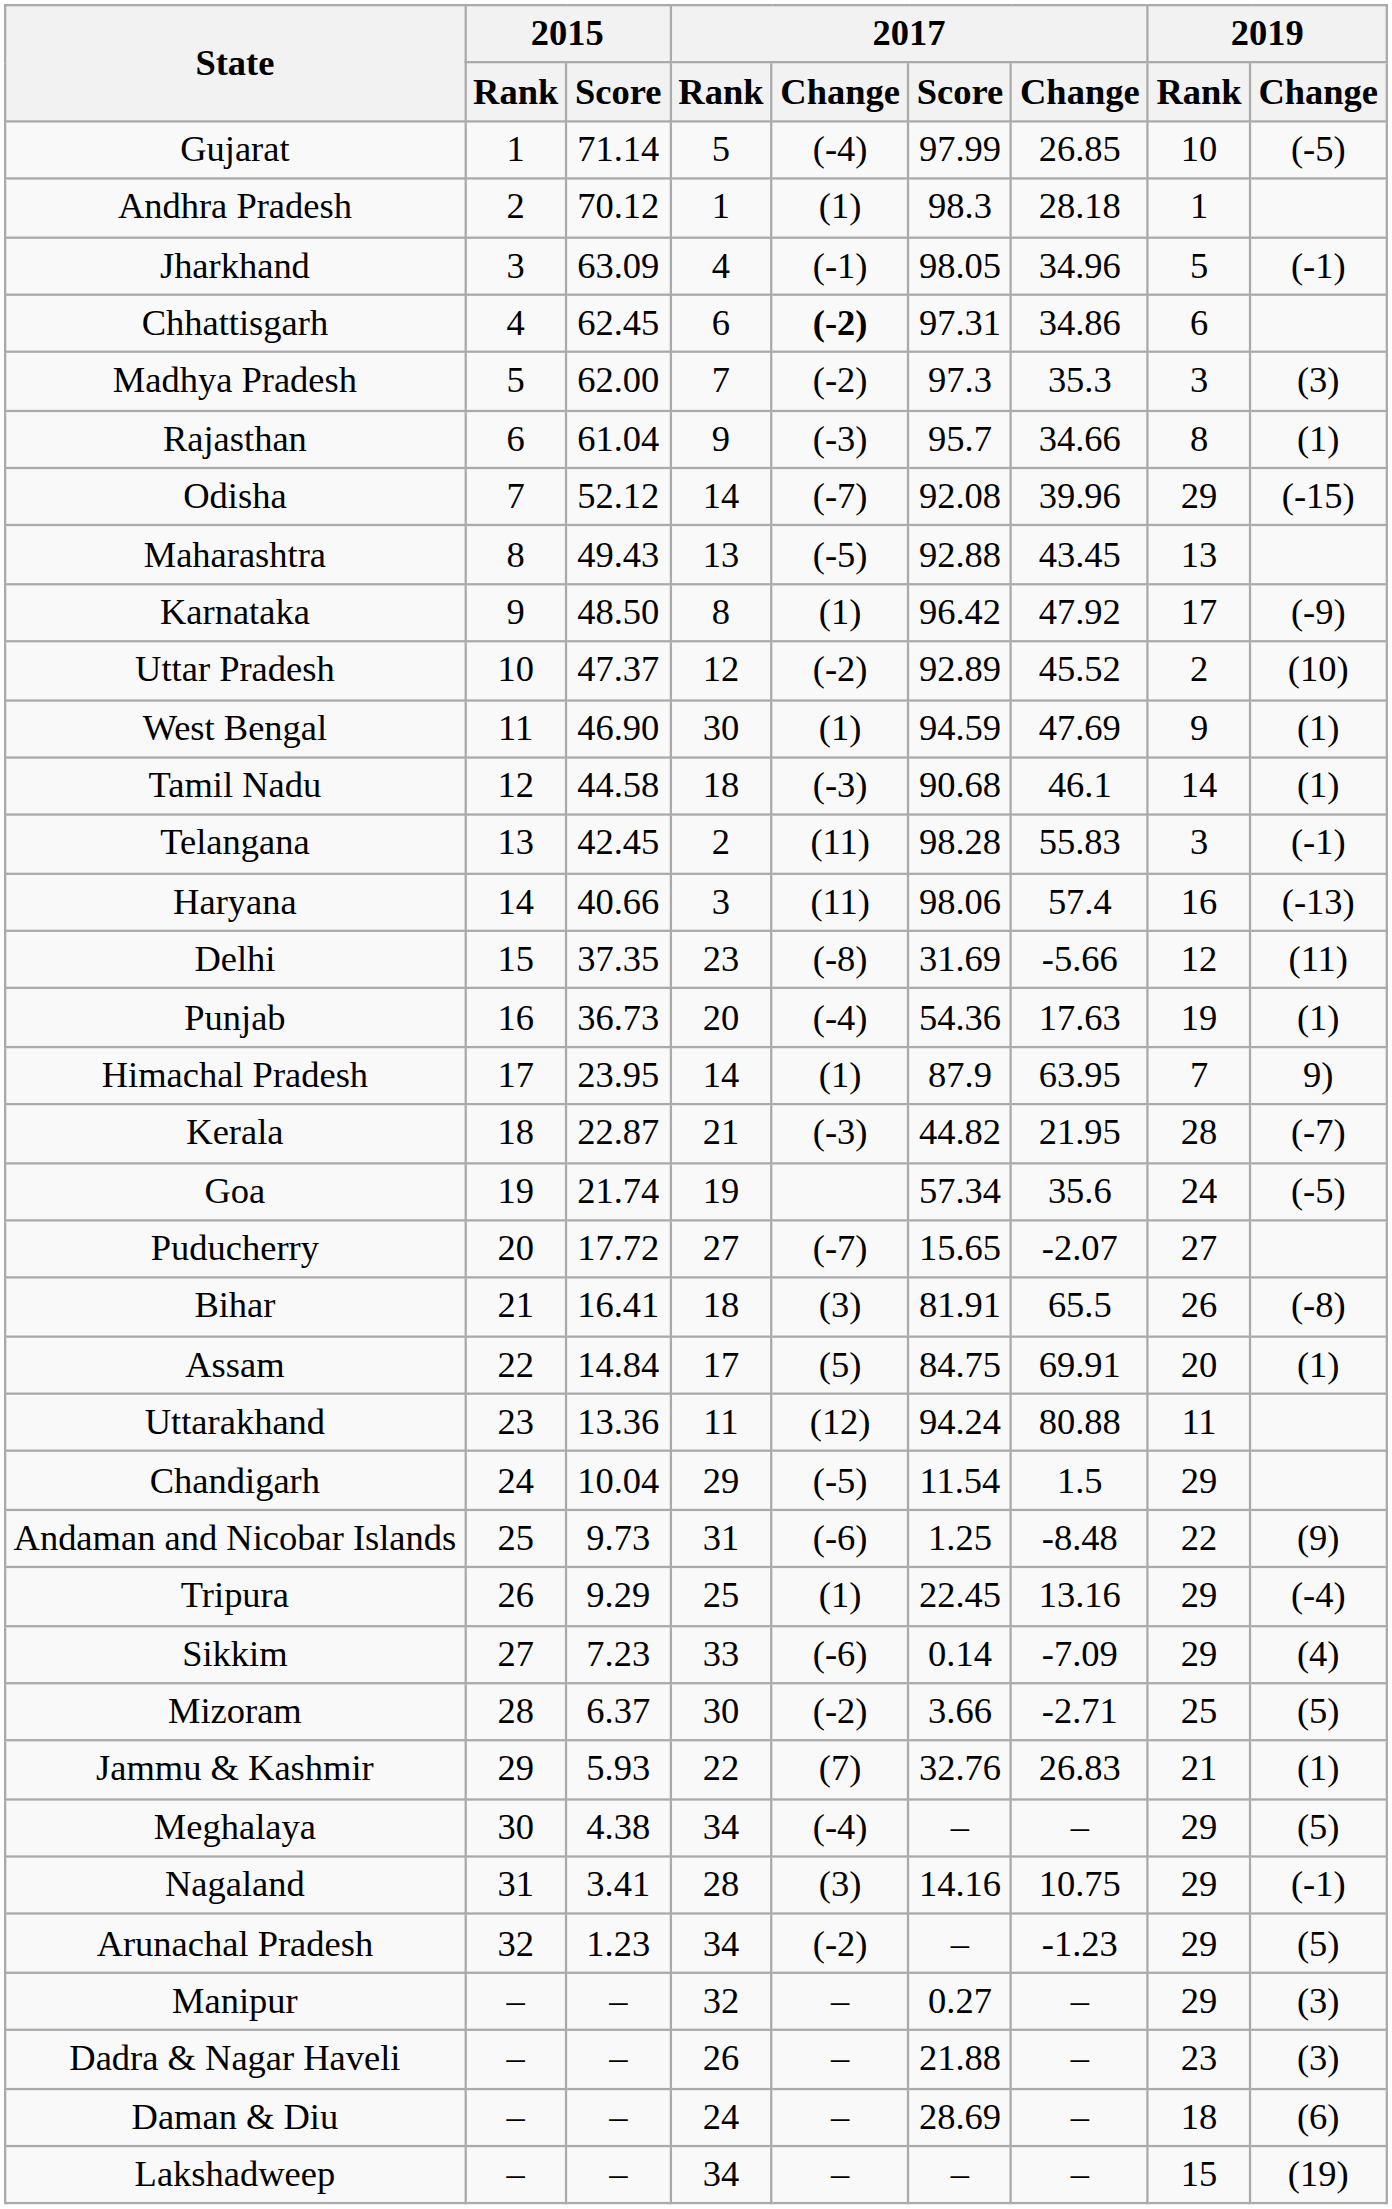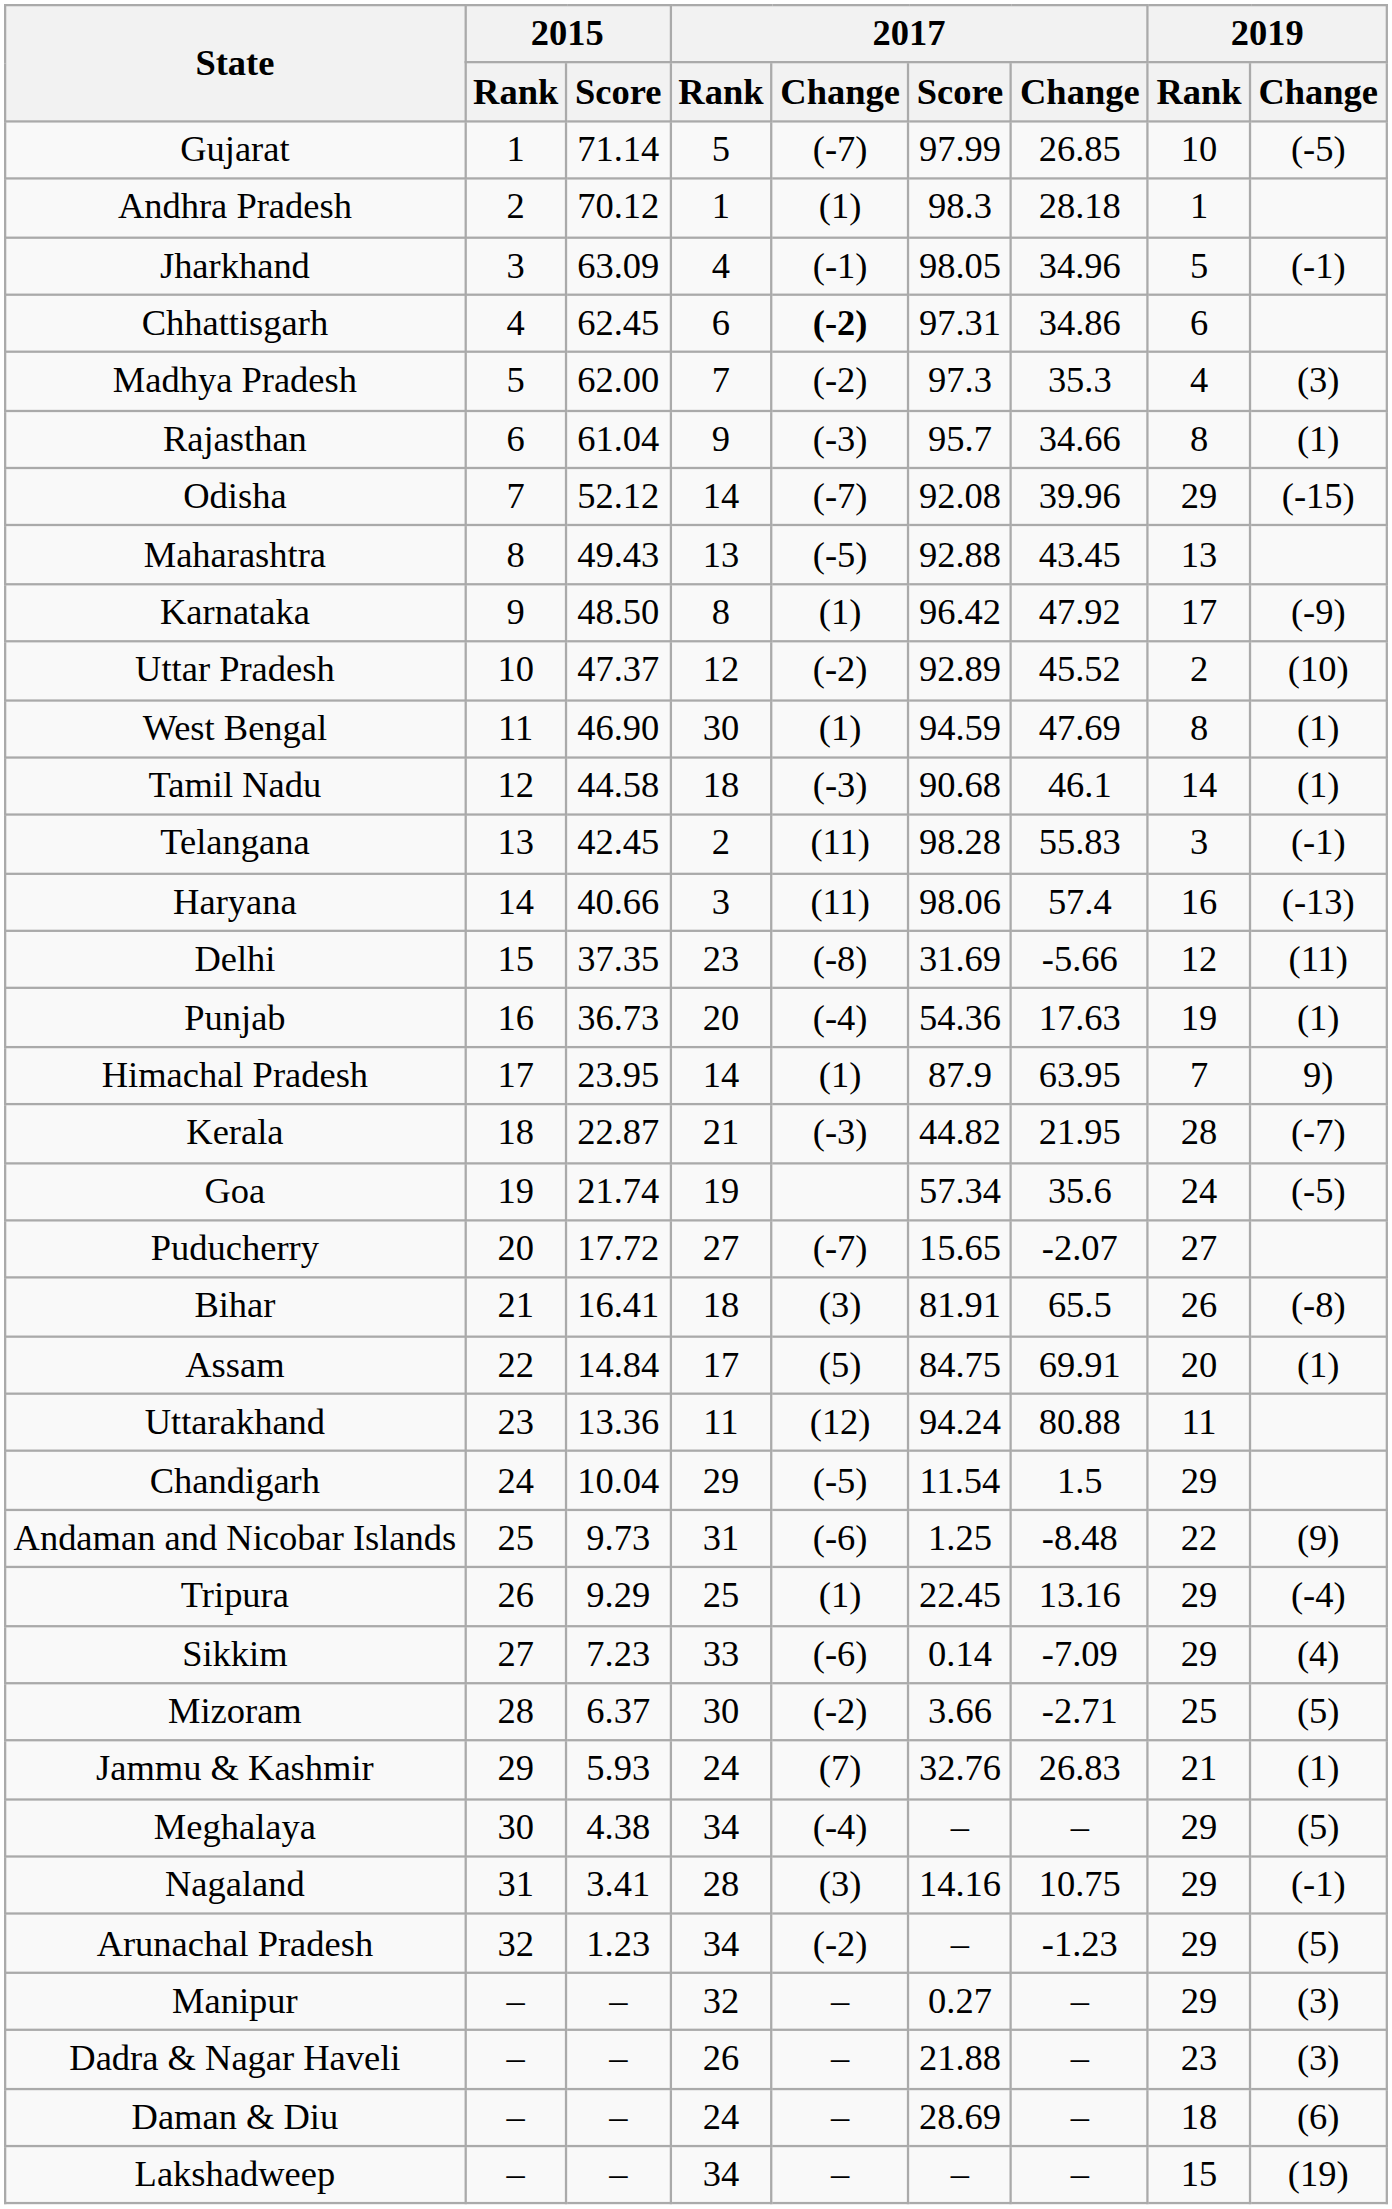(840, 149) (-4) -> (840, 149) (-7)
(1199, 380) 3 -> (1199, 380) 4
(1199, 727) 9 -> (1199, 727) 8
(721, 1769) 22 -> (721, 1769) 24
